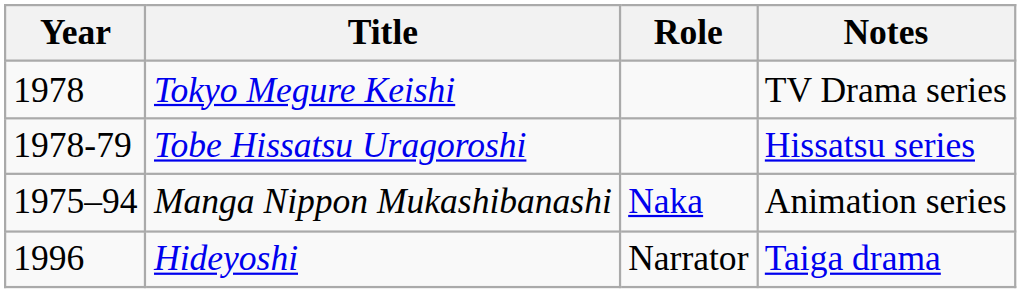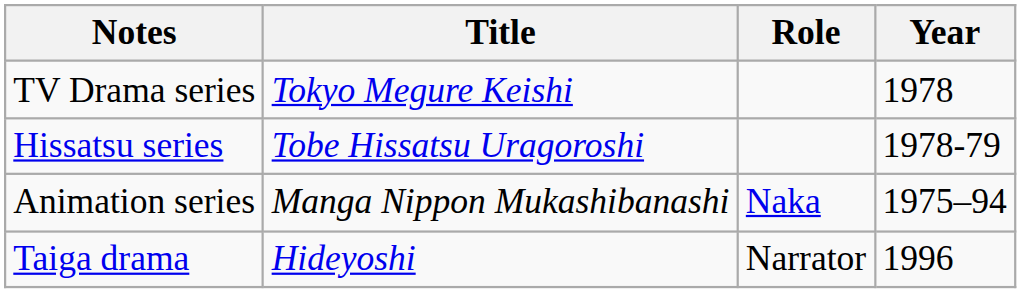columns swapped: (75, 32) <-> (886, 32)
